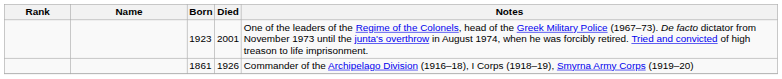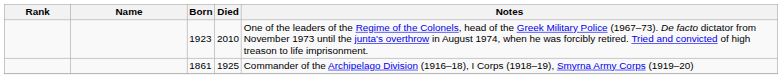(228, 39) 2001 -> (228, 39) 2010
(228, 66) 1926 -> (228, 66) 1925
